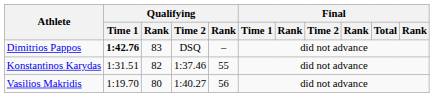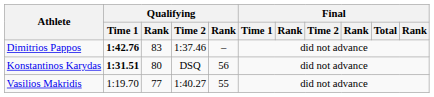(190, 48) DSQ -> (190, 48) 1:37.46
(123, 66) normal -> (123, 66) bold
(156, 66) 82 -> (156, 66) 80
(190, 66) 1:37.46 -> (190, 66) DSQ
(224, 66) 55 -> (224, 66) 56
(156, 83) 80 -> (156, 83) 77
(224, 83) 56 -> (224, 83) 55
